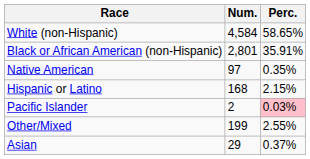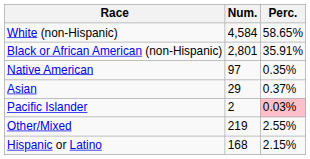rows swapped: (22, 145) <-> (54, 88)
(238, 126) 199 -> (238, 126) 219
